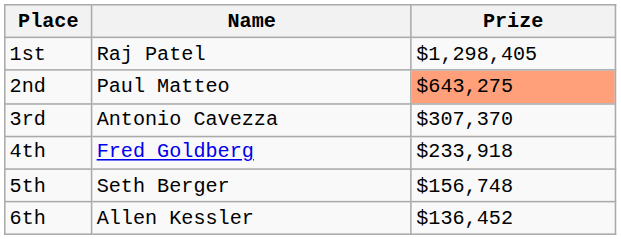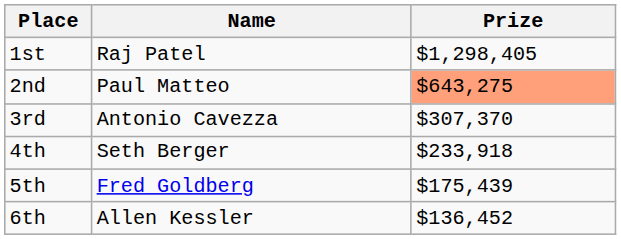(175, 153) Fred Goldberg -> (163, 153) Seth Berger
(163, 185) Seth Berger -> (175, 185) Fred Goldberg
(465, 185) $156,748 -> (465, 185) $175,439
